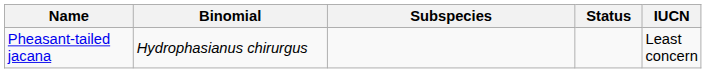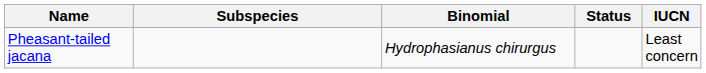columns swapped: (230, 16) <-> (451, 16)
